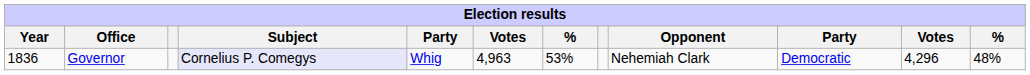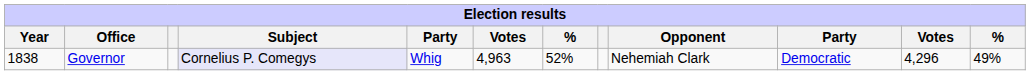(23, 59) 1836 -> (23, 59) 1838
(560, 59) 53% -> (560, 59) 52%
(987, 59) 48% -> (987, 59) 49%
